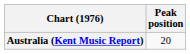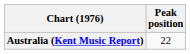(166, 40) 20 -> (166, 40) 22
